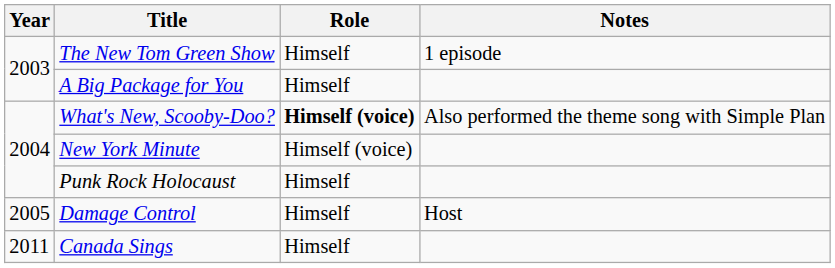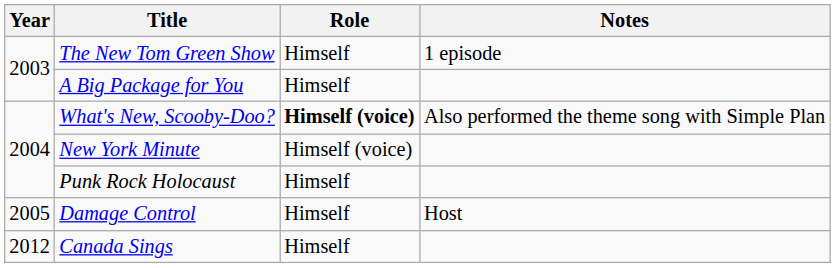(29, 246) 2011 -> (30, 246) 2012
